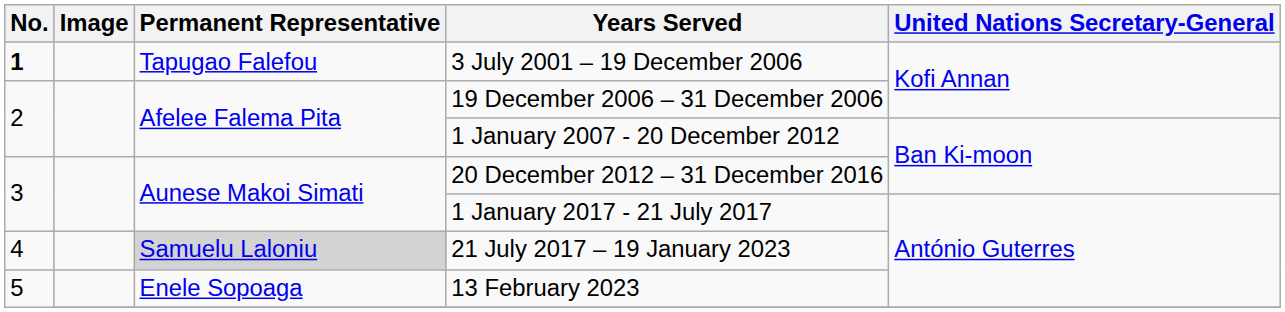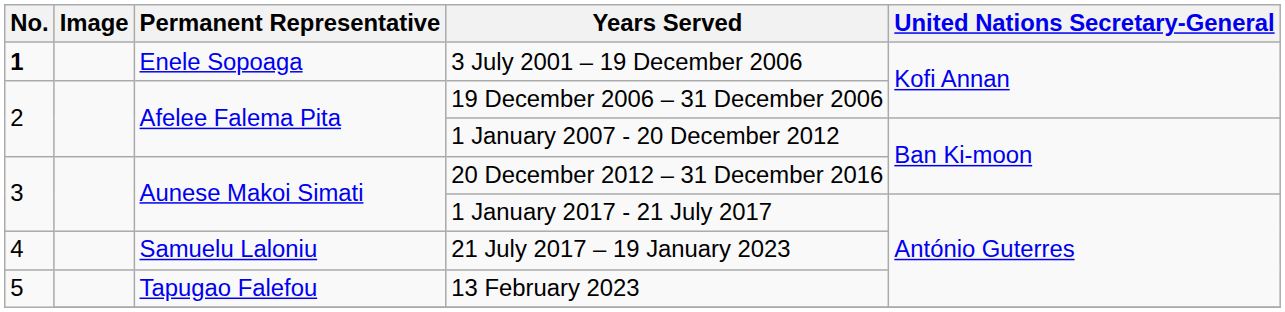(228, 61) Tapugao Falefou -> (221, 61) Enele Sopoaga
(228, 250) lightgrey background -> (228, 250) no background
(221, 288) Enele Sopoaga -> (228, 288) Tapugao Falefou
